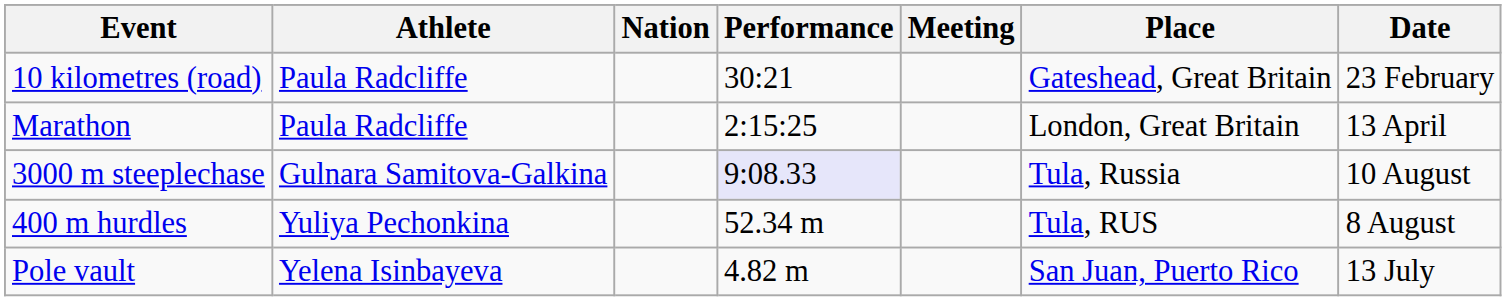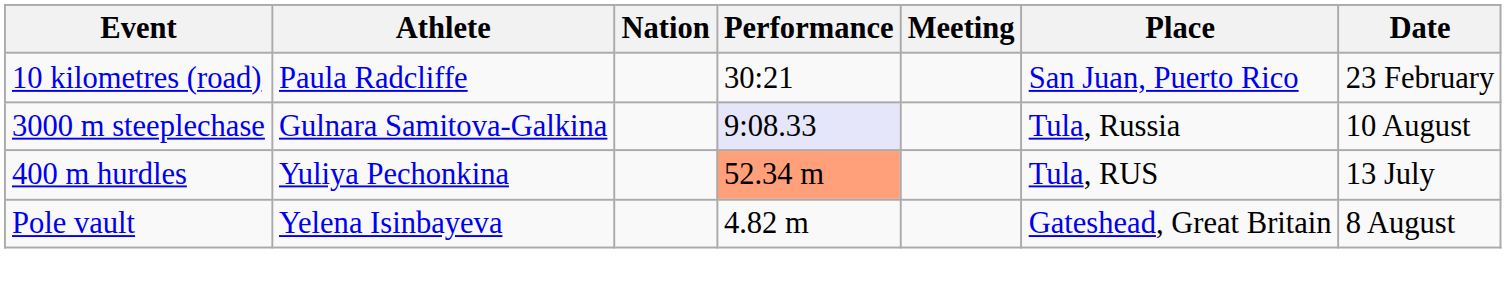(1180, 77) Gateshead, Great Britain -> (1164, 77) San Juan, Puerto Rico
- row: (71, 125)
(774, 222) no background -> (774, 174) lightsalmon background
(1400, 222) 8 August -> (1390, 174) 13 July
(1164, 271) San Juan, Puerto Rico -> (1180, 222) Gateshead, Great Britain
(1390, 271) 13 July -> (1400, 222) 8 August
